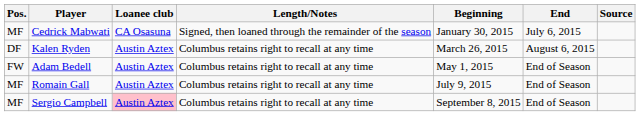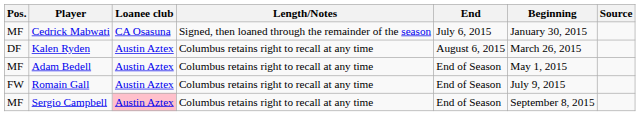columns swapped: (478, 13) <-> (560, 13)
(15, 66) FW -> (15, 66) MF
(15, 84) MF -> (15, 84) FW
